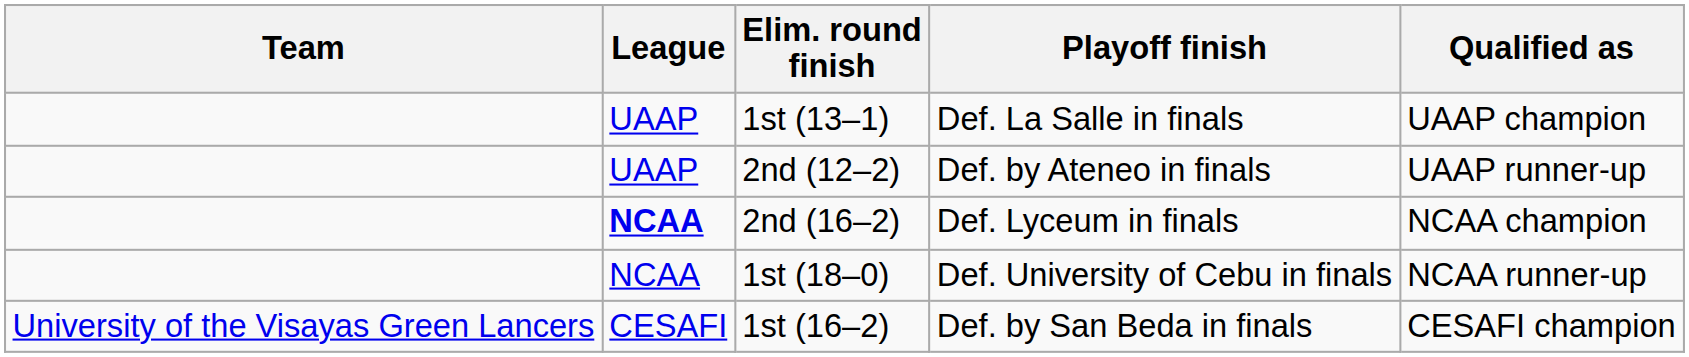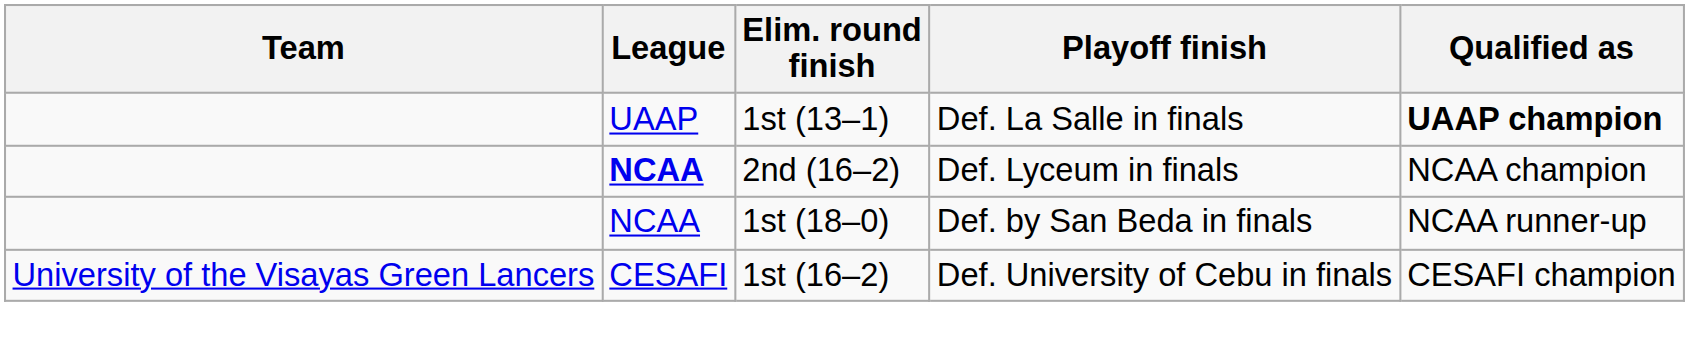(1527, 118) normal -> (1535, 118) bold
- row: (821, 170)
(1165, 274) Def. University of Cebu in finals -> (1125, 222) Def. by San Beda in finals
(1125, 325) Def. by San Beda in finals -> (1165, 274) Def. University of Cebu in finals
